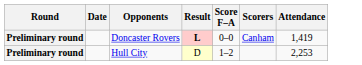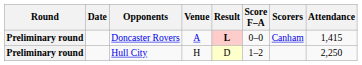+ column: (197, 17)
(302, 38) 1,419 -> (332, 38) 1,415
(302, 53) 2,253 -> (332, 53) 2,250
